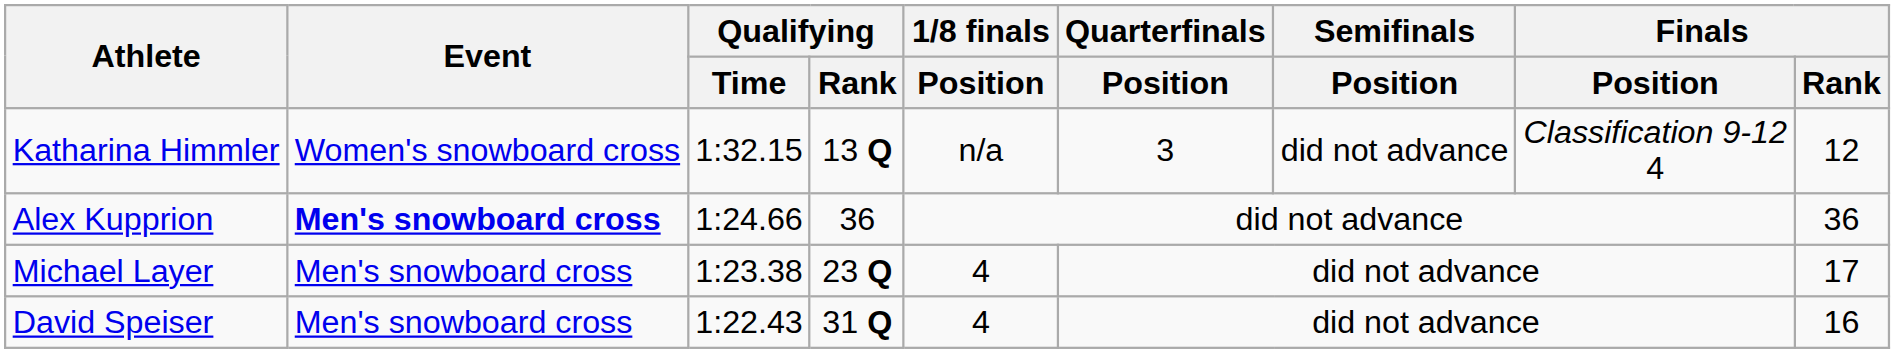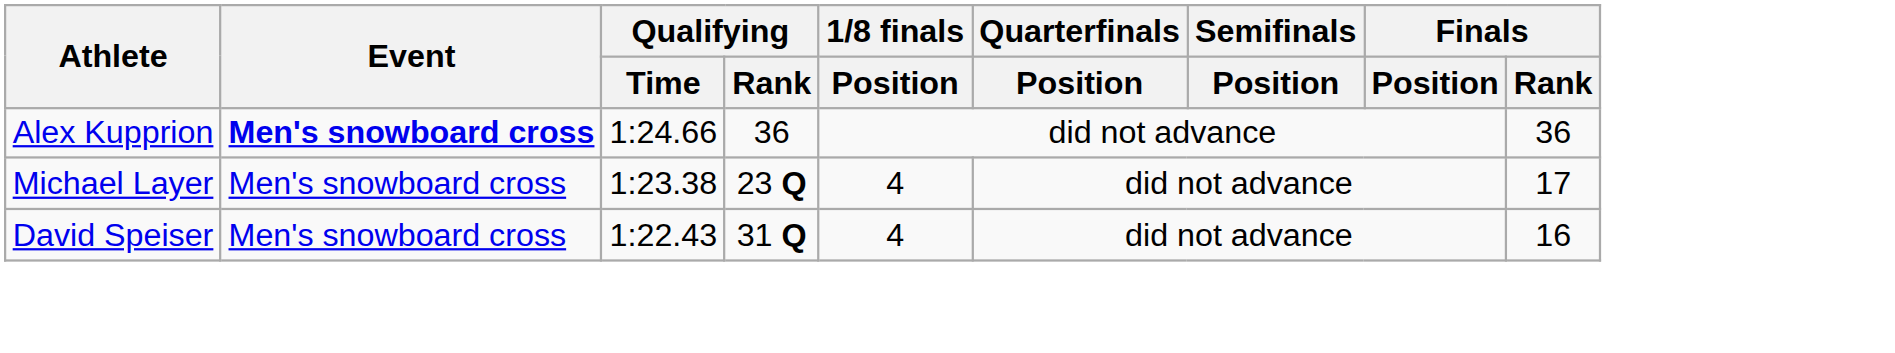- row: (146, 151)
